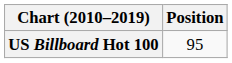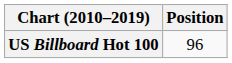(195, 44) 95 -> (195, 44) 96
